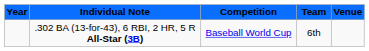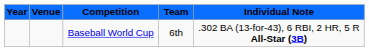columns swapped: (348, 12) <-> (115, 12)
